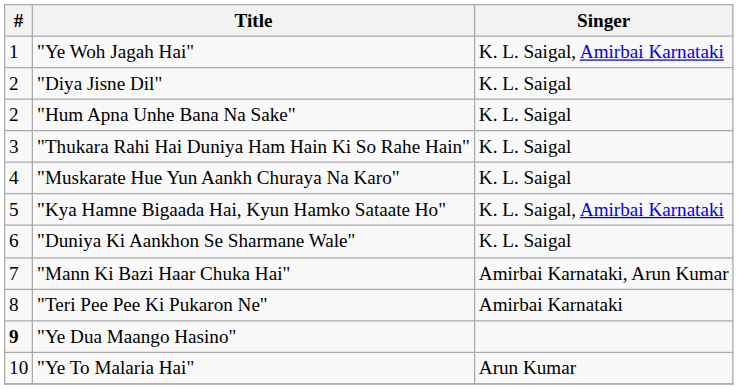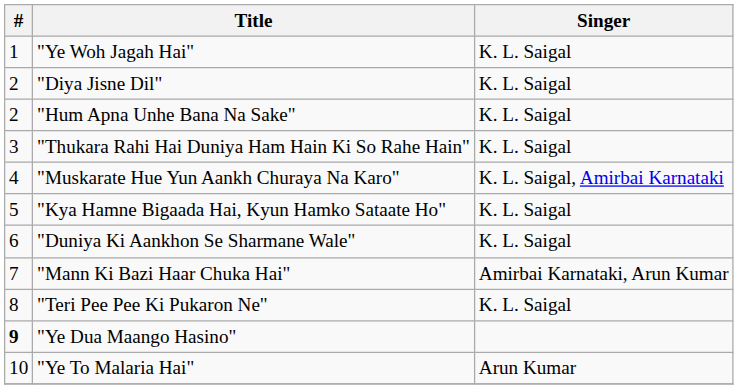(601, 52) K. L. Saigal, Amirbai Karnataki -> (525, 52) K. L. Saigal
(525, 178) K. L. Saigal -> (601, 178) K. L. Saigal, Amirbai Karnataki
(601, 209) K. L. Saigal, Amirbai Karnataki -> (525, 209) K. L. Saigal
(551, 304) Amirbai Karnataki -> (525, 304) K. L. Saigal
